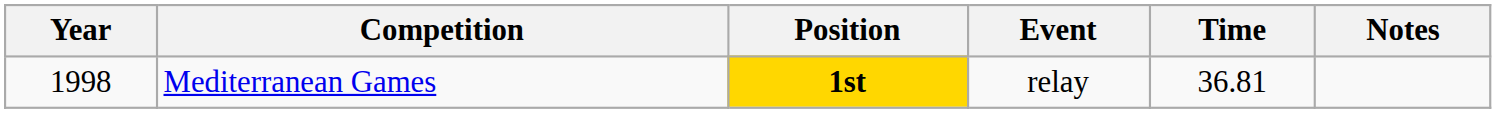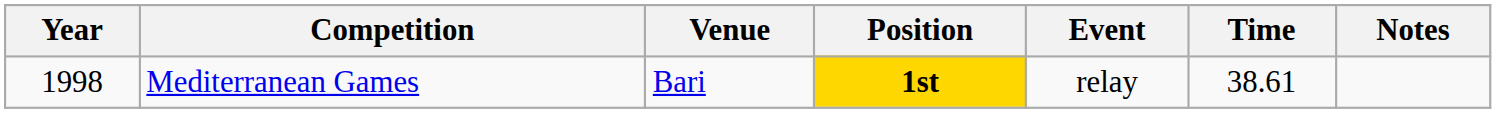+ column: (730, 30)
(1232, 81) 36.81 -> (1262, 81) 38.61
